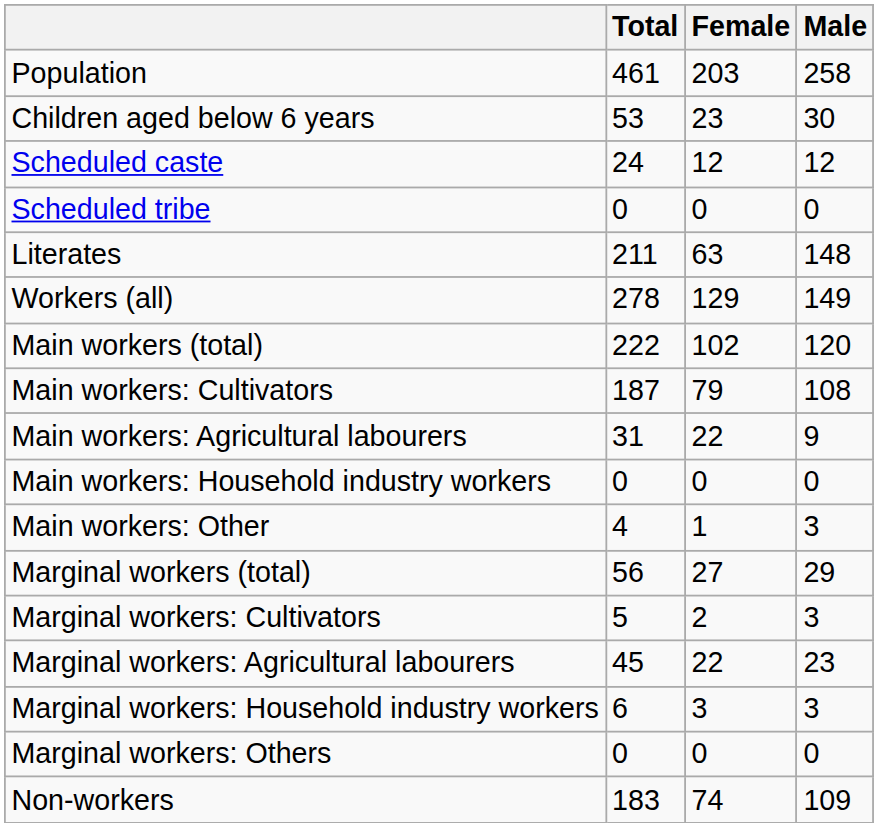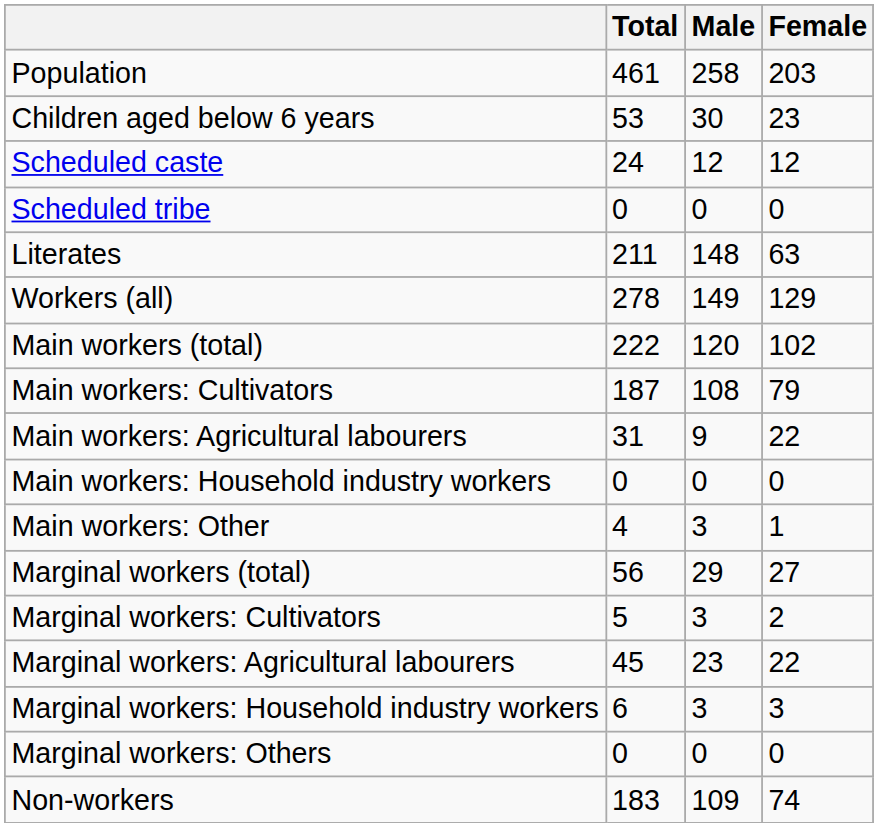columns swapped: (835, 27) <-> (741, 27)
